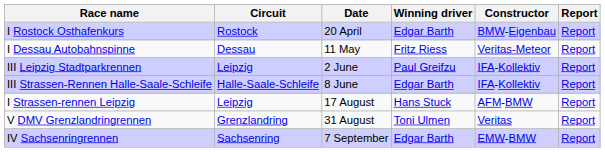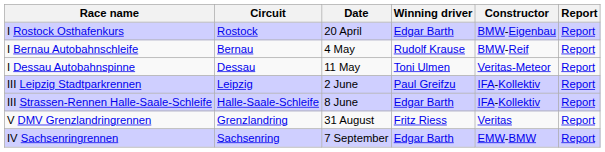+ row: (73, 49)
(420, 49) Fritz Riess -> (422, 67) Toni Ulmen
- row: (71, 102)
(422, 120) Toni Ulmen -> (420, 120) Fritz Riess
